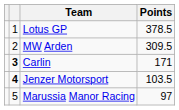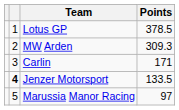(159, 46) 309.5 -> (159, 46) 309.3
(15, 63) bold -> (15, 63) normal
(159, 79) 103.5 -> (159, 79) 133.5
